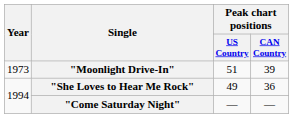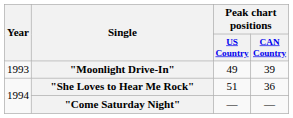(18, 69) 1973 -> (18, 69) 1993
(232, 69) 51 -> (232, 69) 49
(232, 87) 49 -> (232, 87) 51
